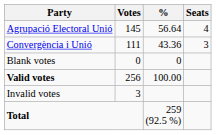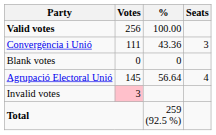rows swapped: (60, 28) <-> (31, 77)
(138, 93) no background -> (138, 93) pink background
